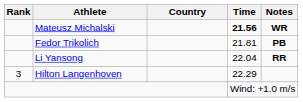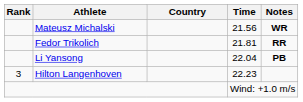(244, 27) bold -> (244, 27) normal
(279, 43) PB -> (279, 43) RR
(279, 58) RR -> (279, 58) PB
(244, 74) 22.29 -> (244, 74) 22.23
